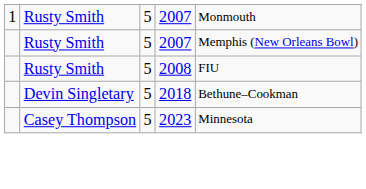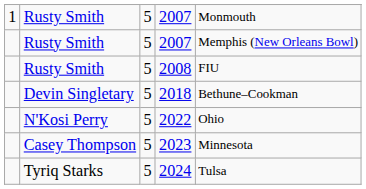+ row: (12, 120)
+ row: (12, 171)
